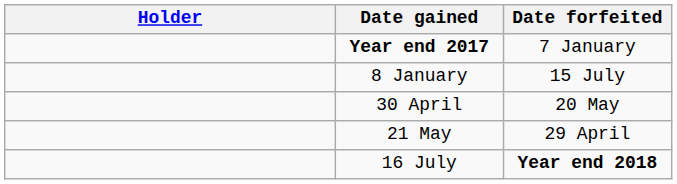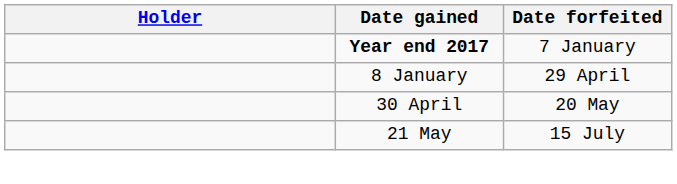(587, 77) 15 July -> (587, 77) 29 April
(587, 135) 29 April -> (587, 135) 15 July
- row: (419, 164)
